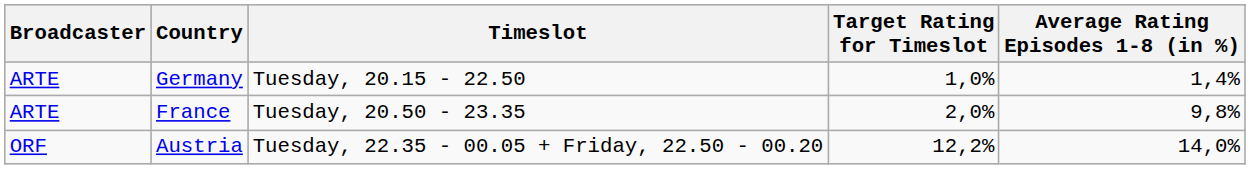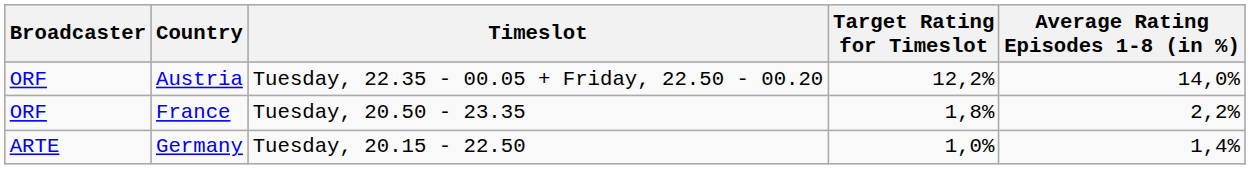rows swapped: (199, 79) <-> (199, 147)
(35, 113) ARTE -> (28, 113) ORF
(970, 113) 2,0% -> (970, 113) 1,8%
(1215, 113) 9,8% -> (1215, 113) 2,2%
